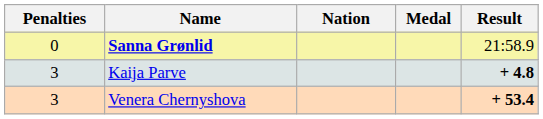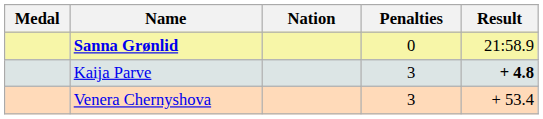columns swapped: (428, 18) <-> (54, 18)
(513, 100) bold -> (513, 100) normal
